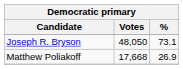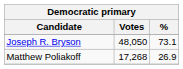(133, 57) 17,668 -> (133, 57) 17,268
